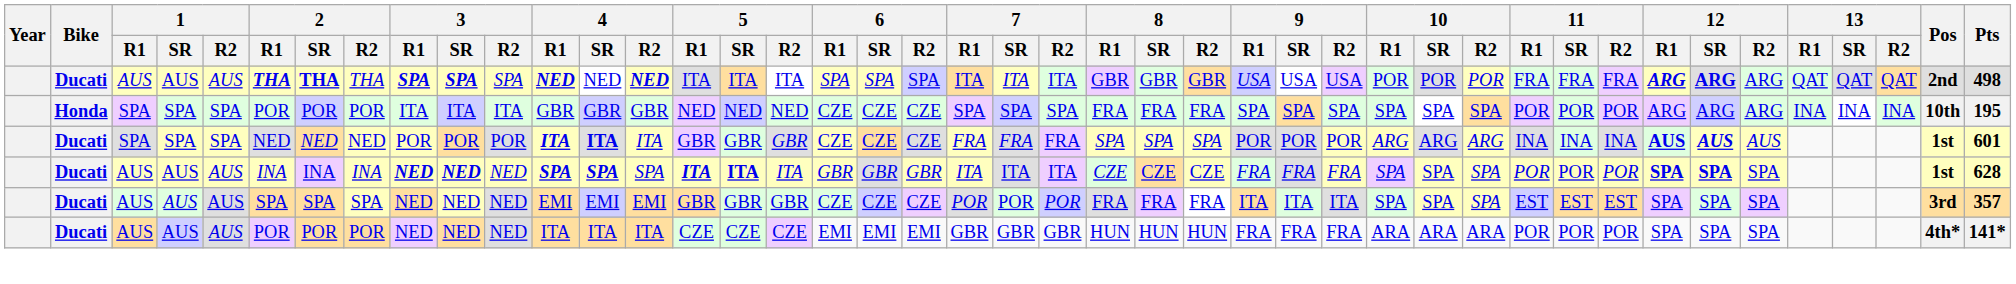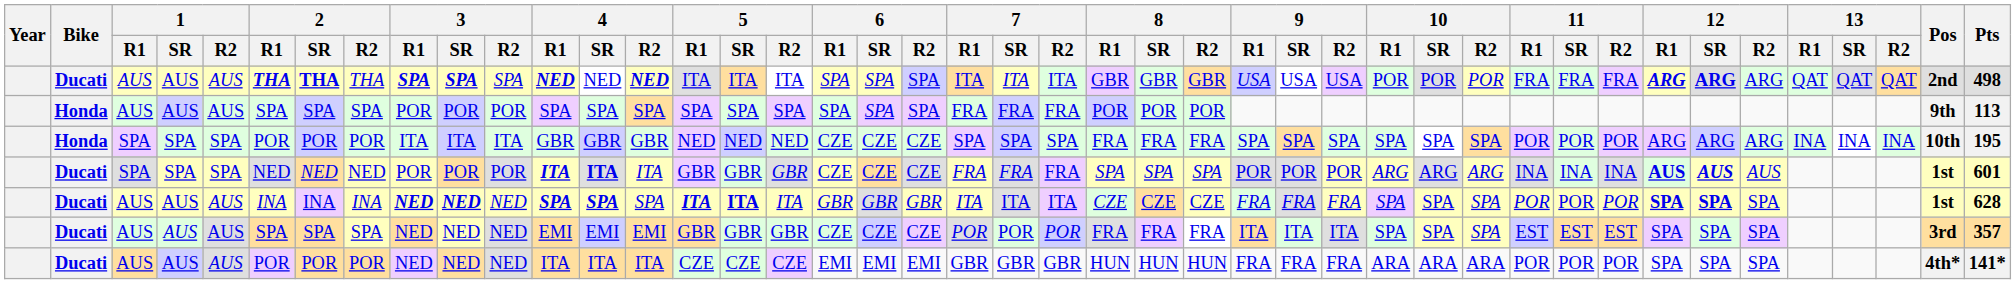+ row: (81, 111)
